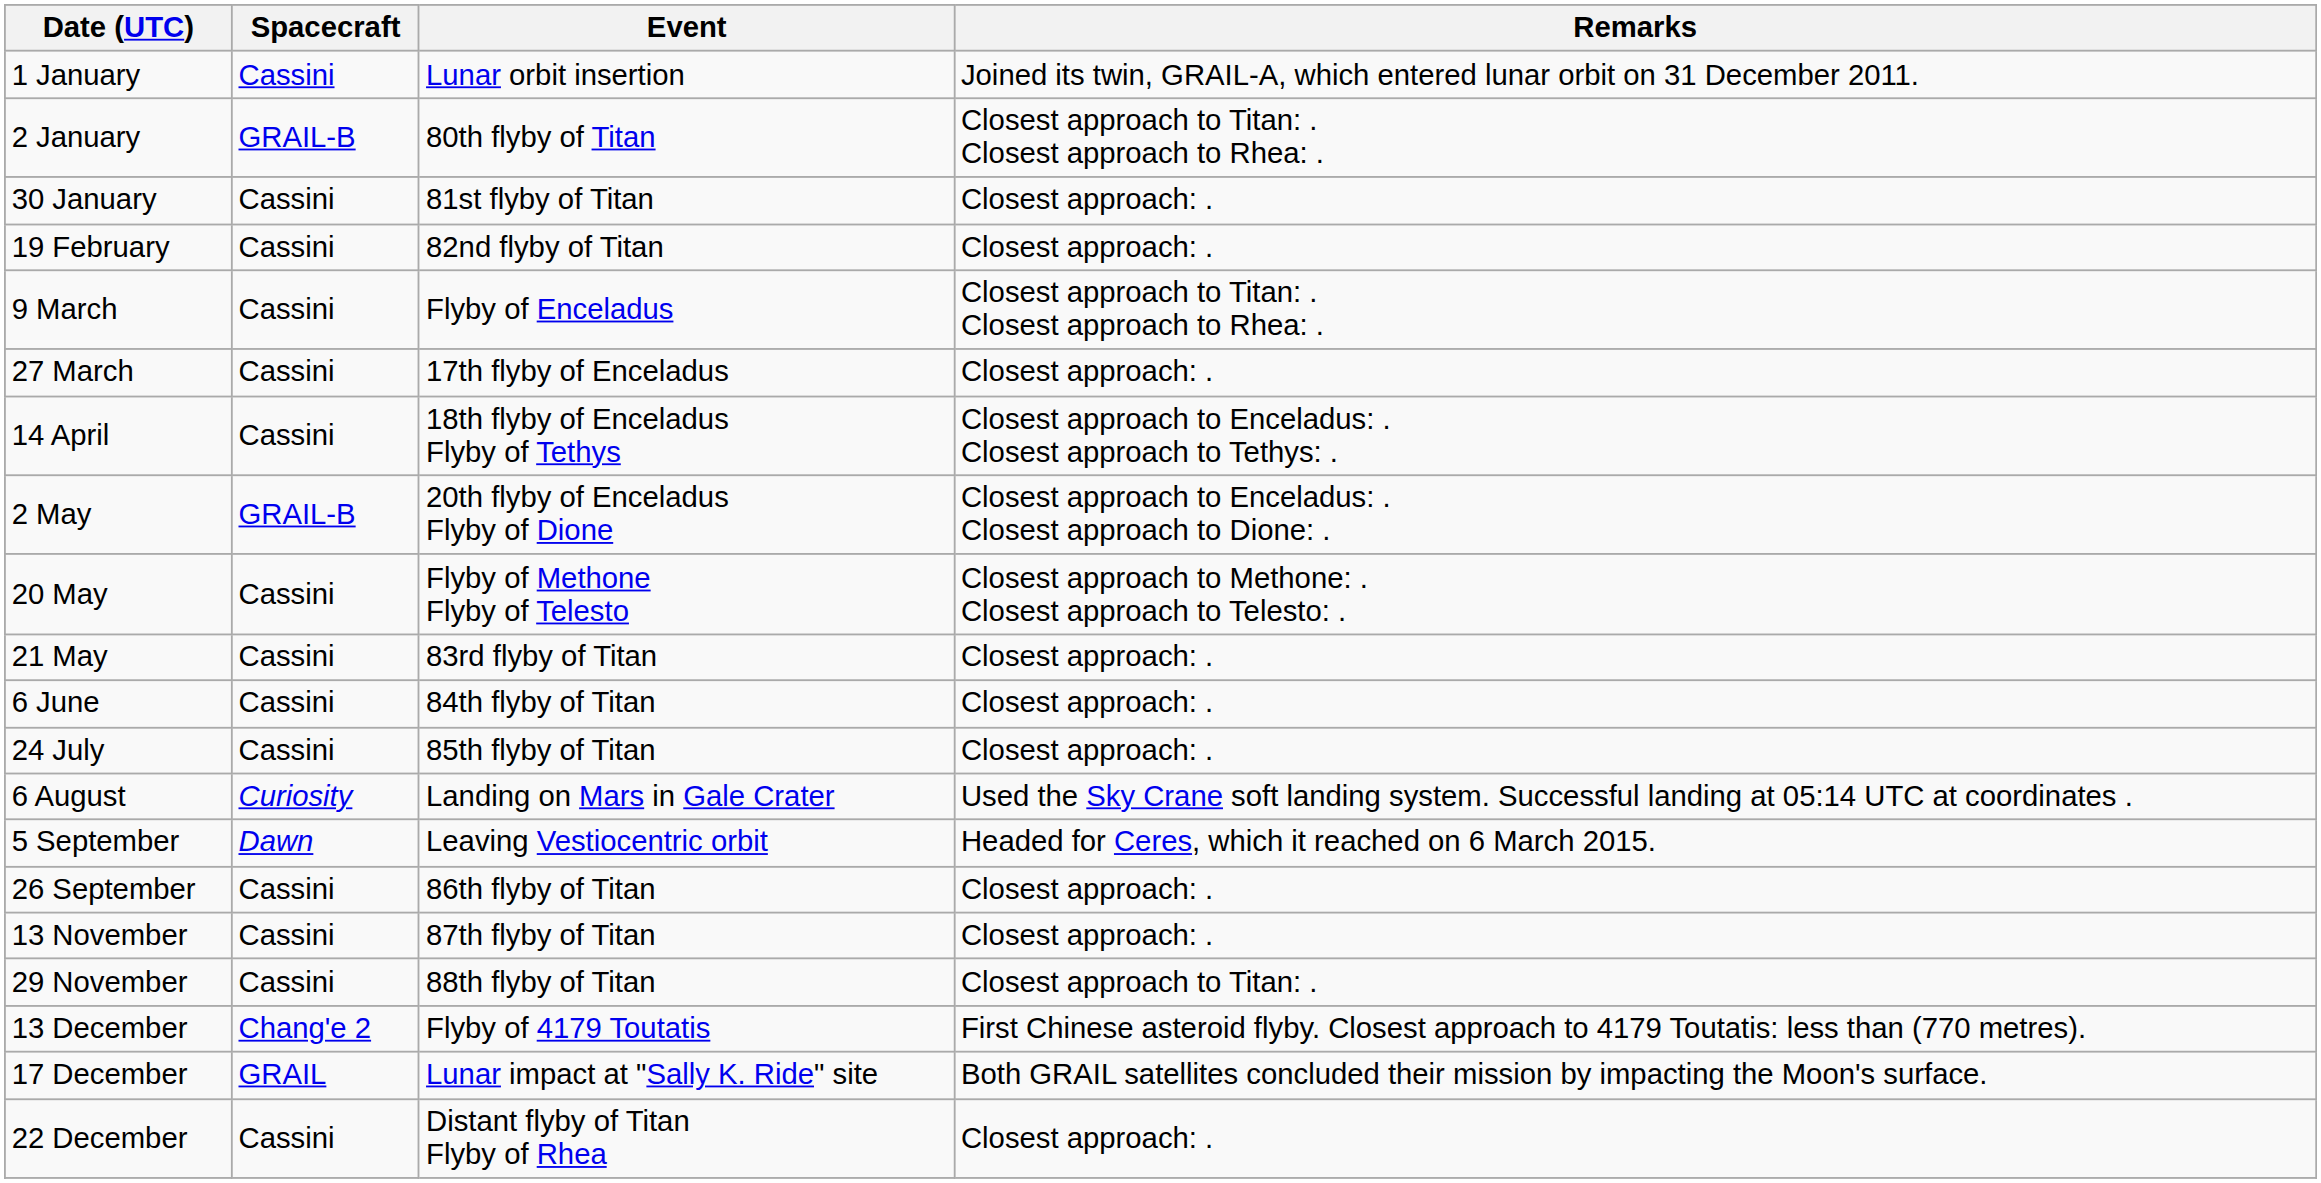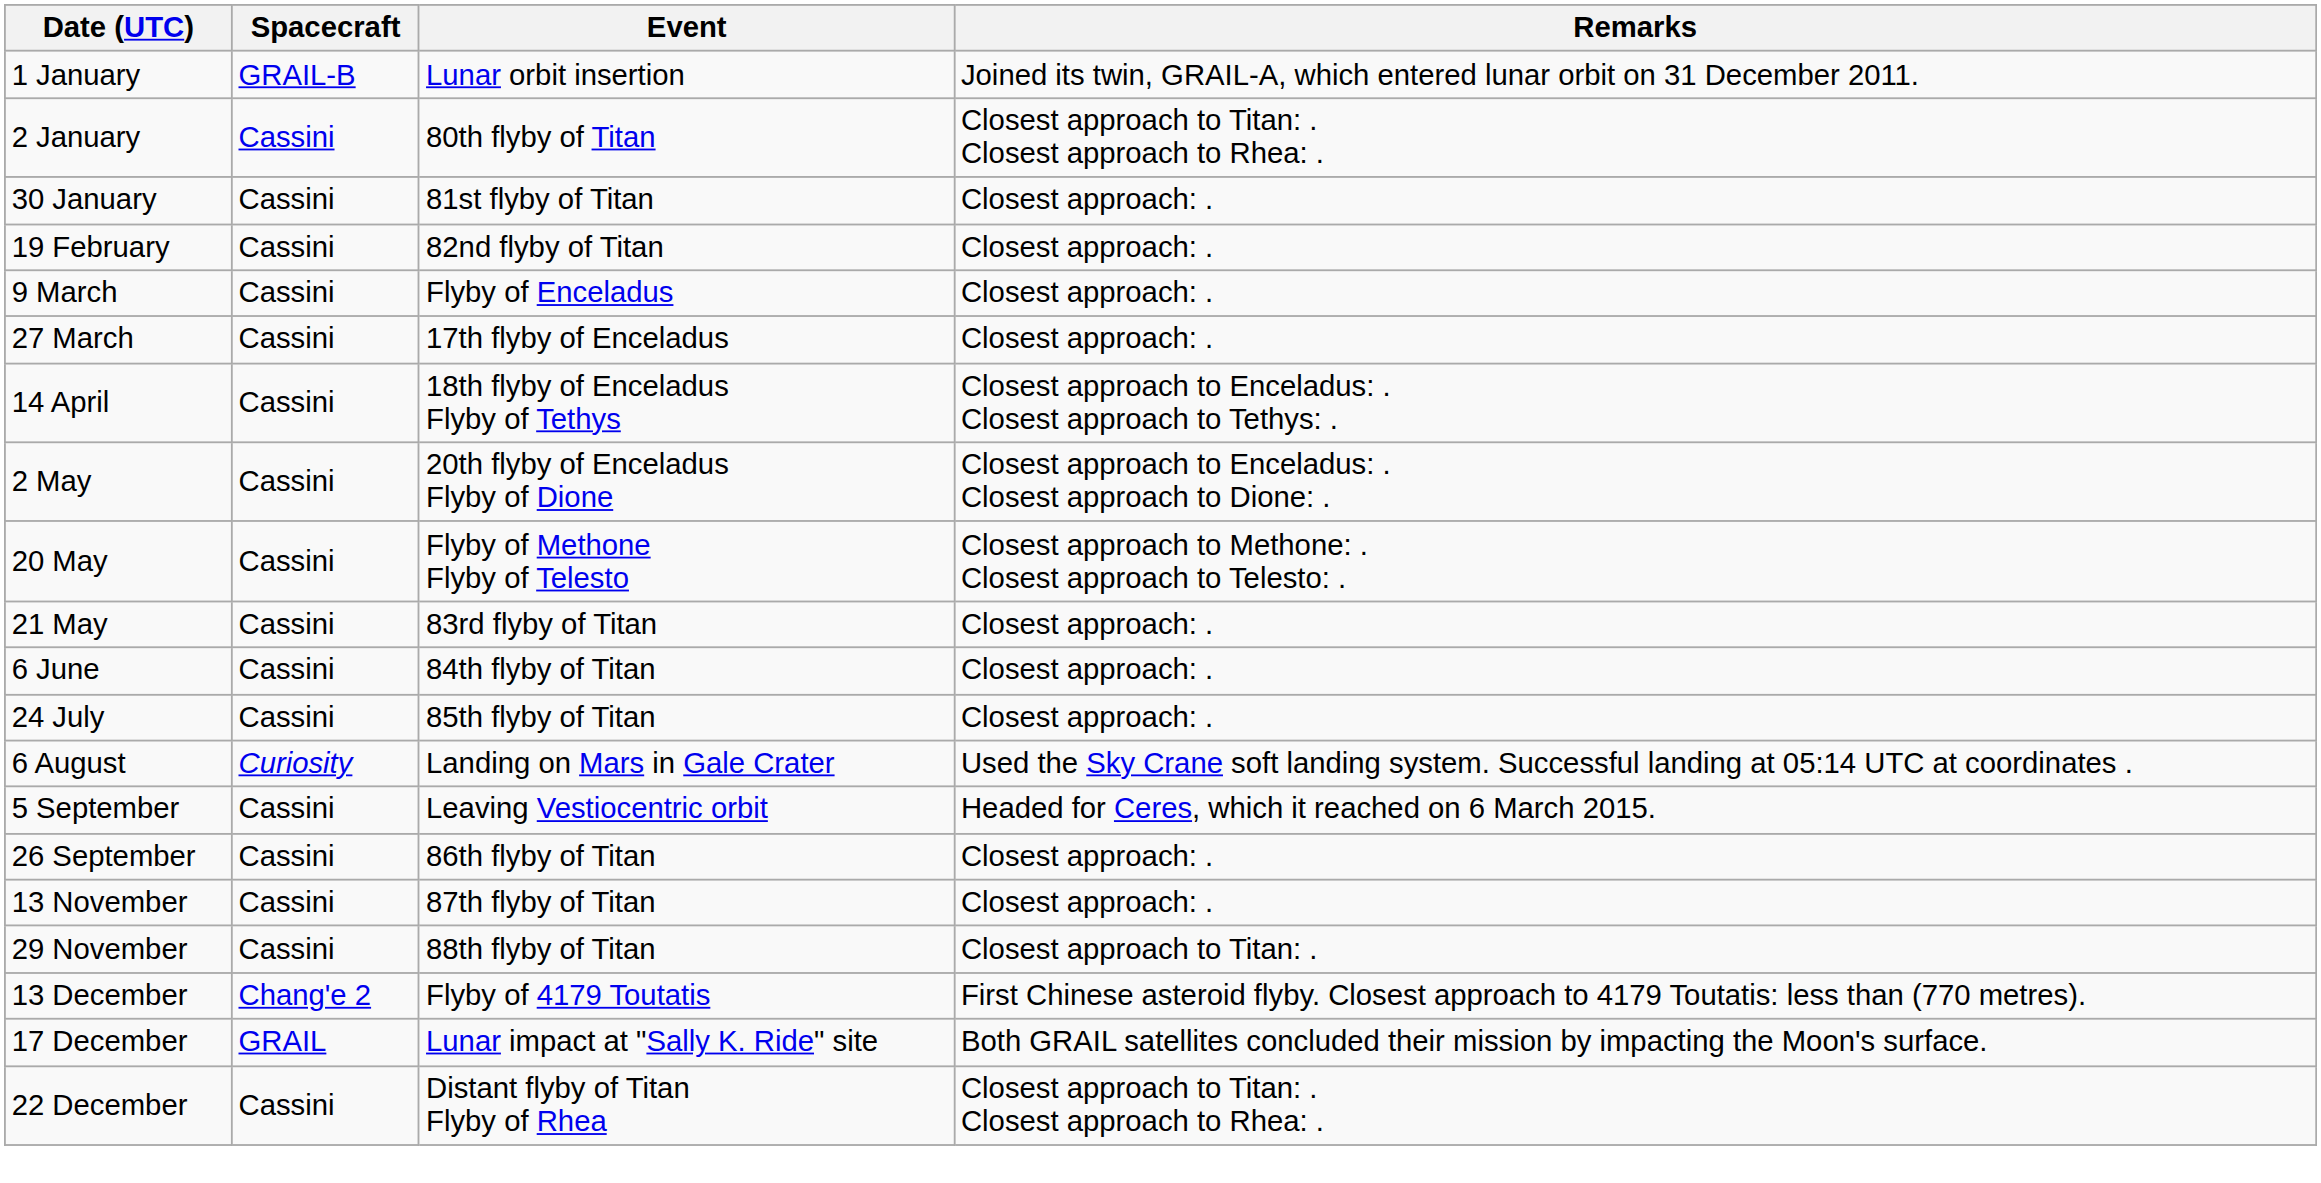(287, 74) Cassini -> (297, 74) GRAIL-B
(297, 137) GRAIL-B -> (287, 137) Cassini
(1142, 309) Closest approach to Titan: . Closest approach to Rhea: . -> (1087, 292) Closest approach: .
(297, 514) GRAIL-B -> (287, 481) Cassini
(276, 842) Dawn -> (287, 809) Cassini
(1087, 1137) Closest approach: . -> (1142, 1104) Closest approach to Titan: . Closest approach to Rhea: .
